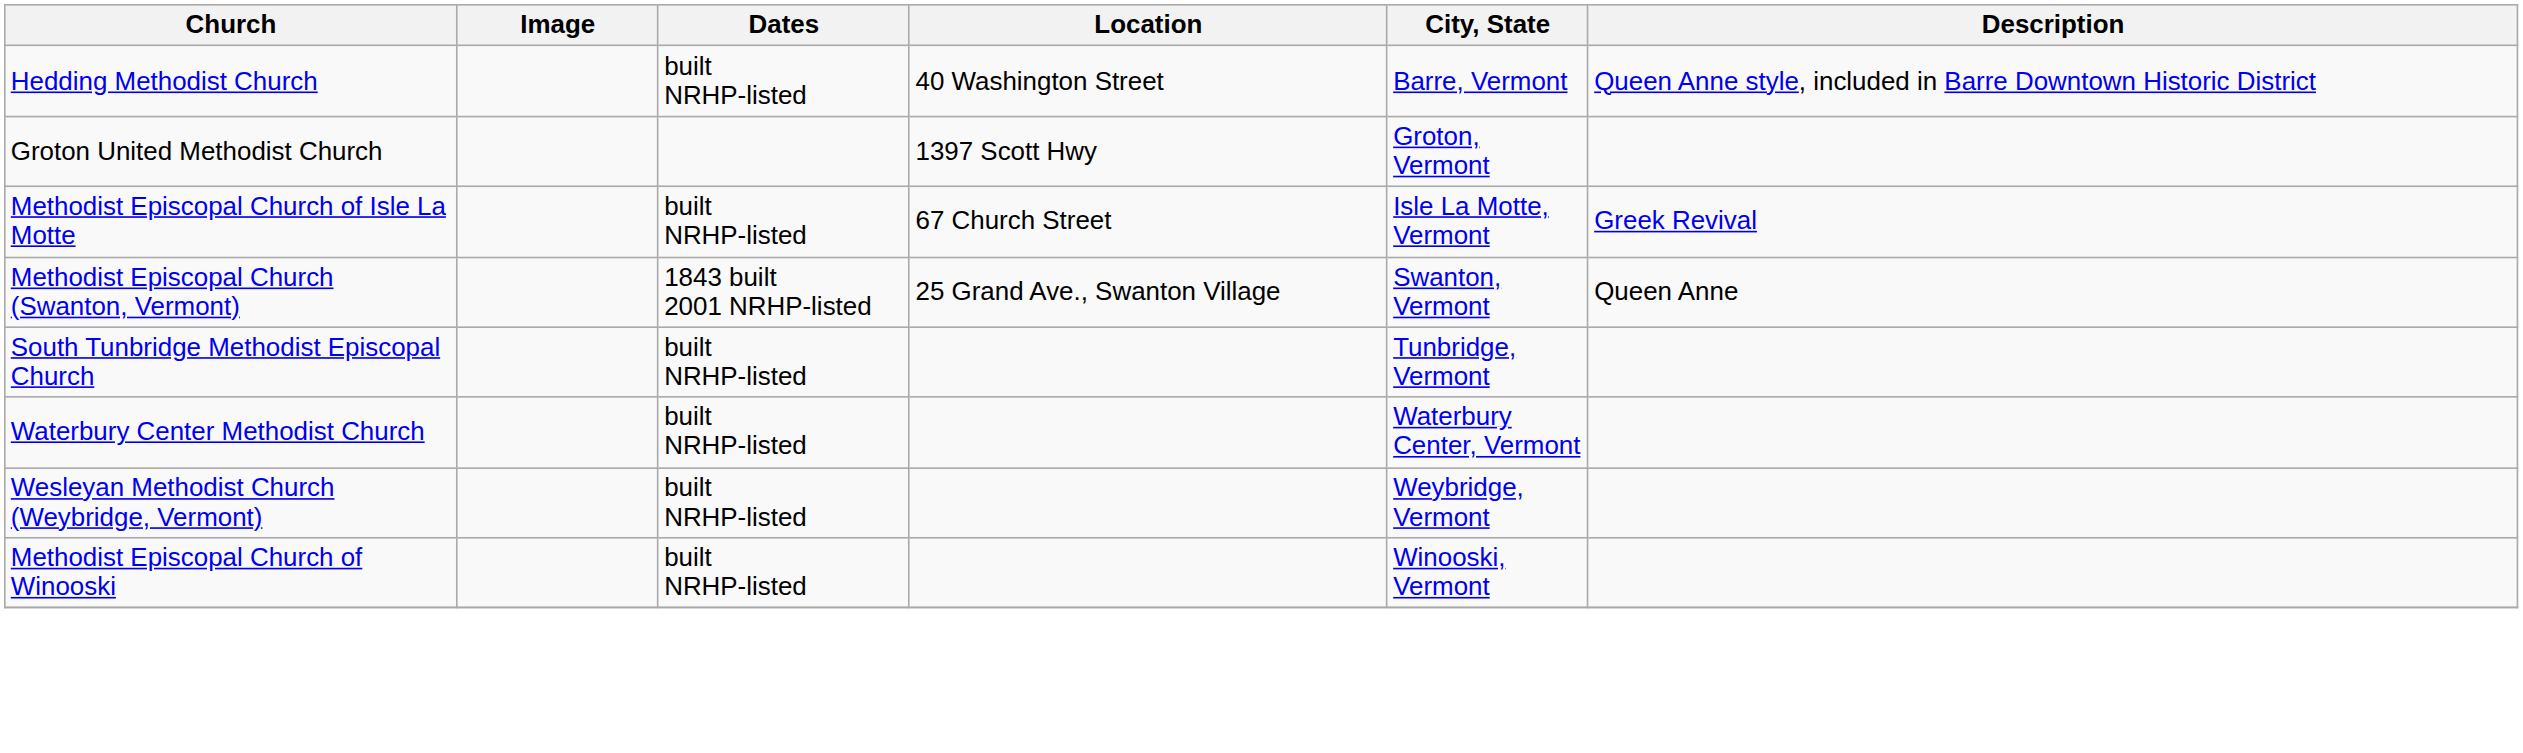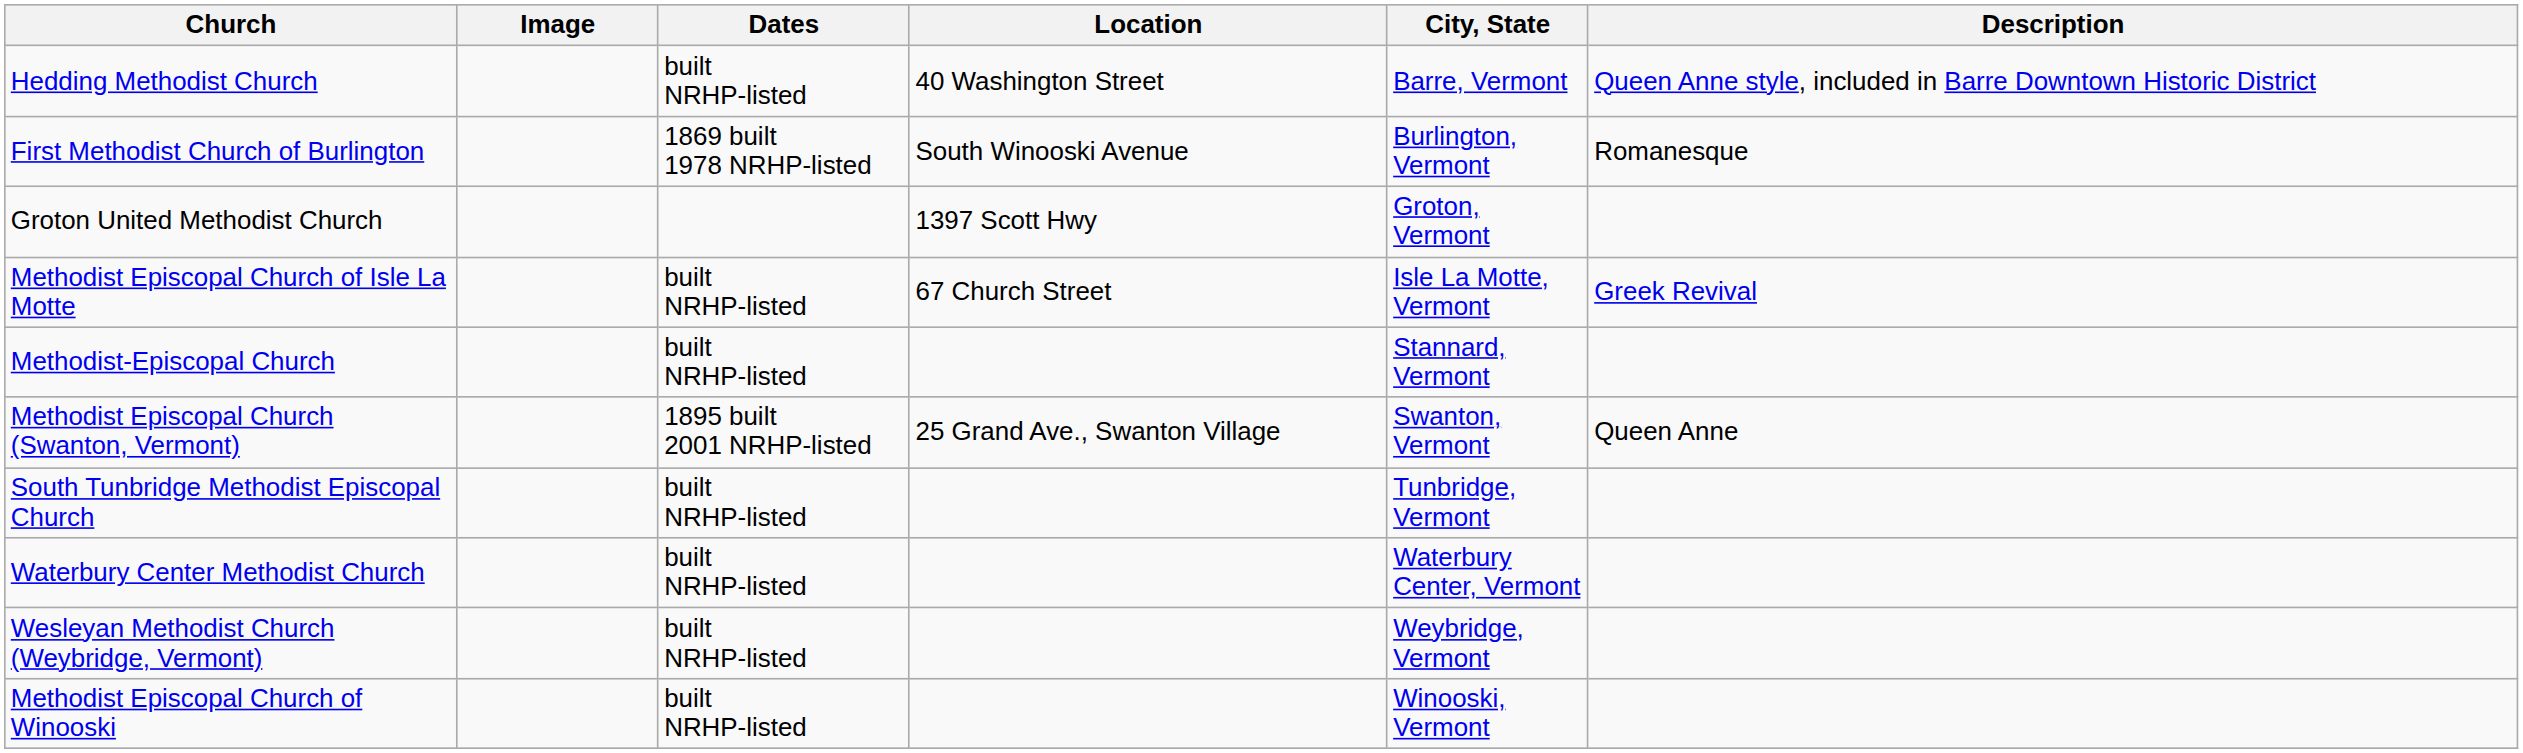+ row: (218, 151)
+ row: (173, 361)
(768, 291) 1843 built 2001 NRHP-listed -> (768, 432) 1895 built 2001 NRHP-listed
